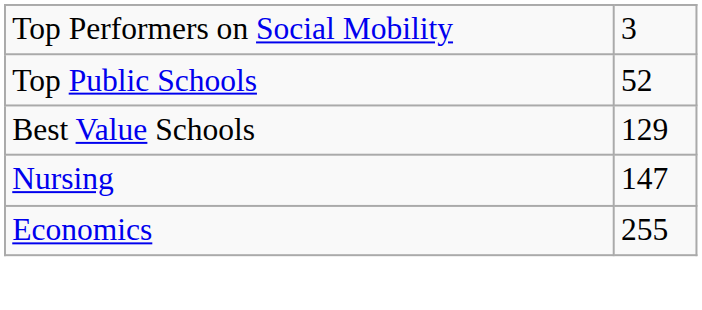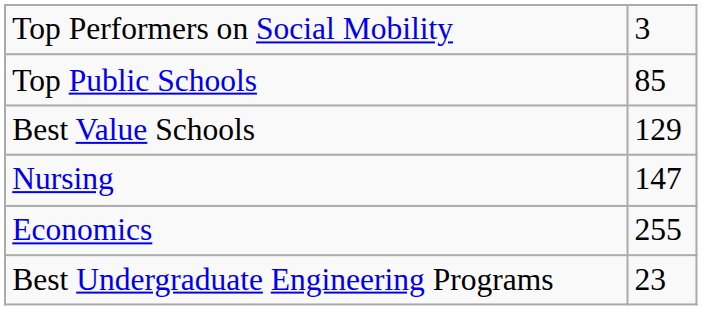(637, 79) 52 -> (650, 79) 85
+ row: (283, 279)
